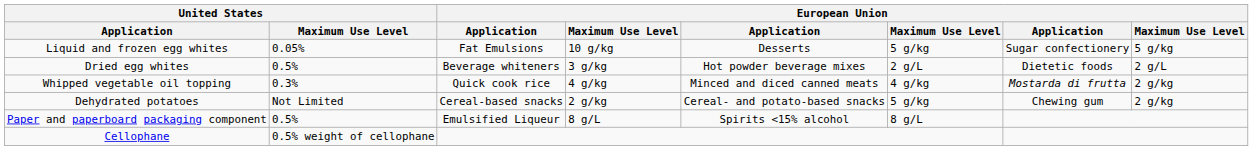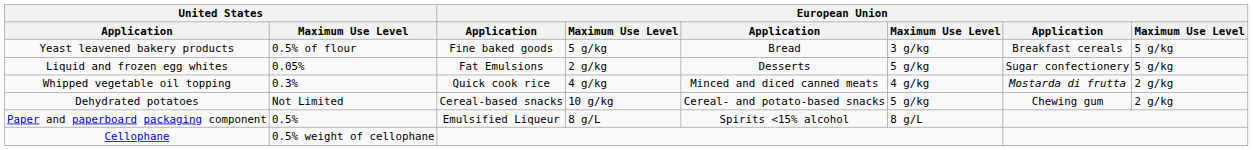+ row: (137, 48)
(591, 48) 10 g/kg -> (588, 66) 2 g/kg
- row: (137, 66)
(588, 101) 2 g/kg -> (591, 101) 10 g/kg
